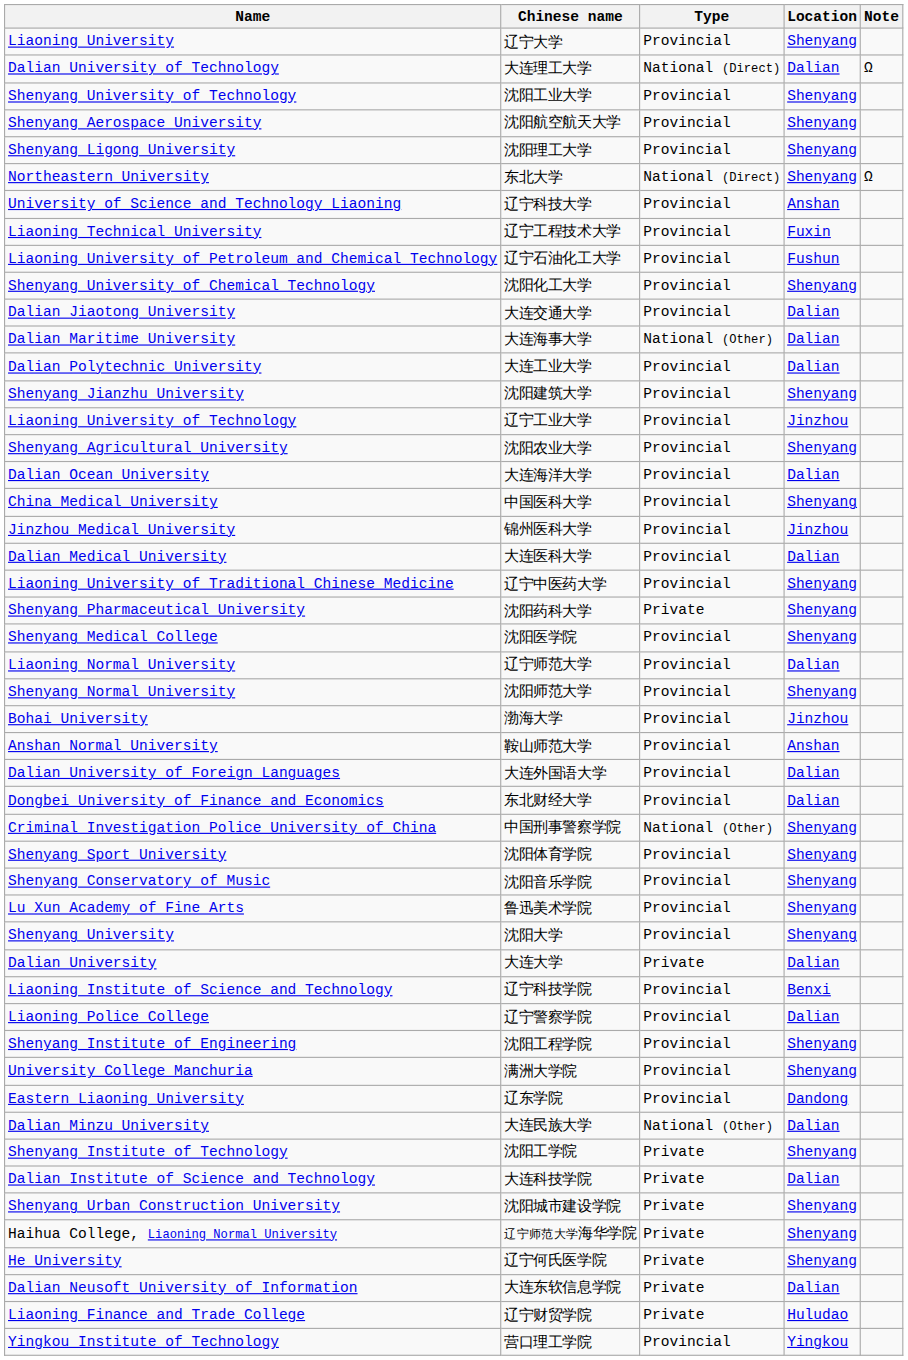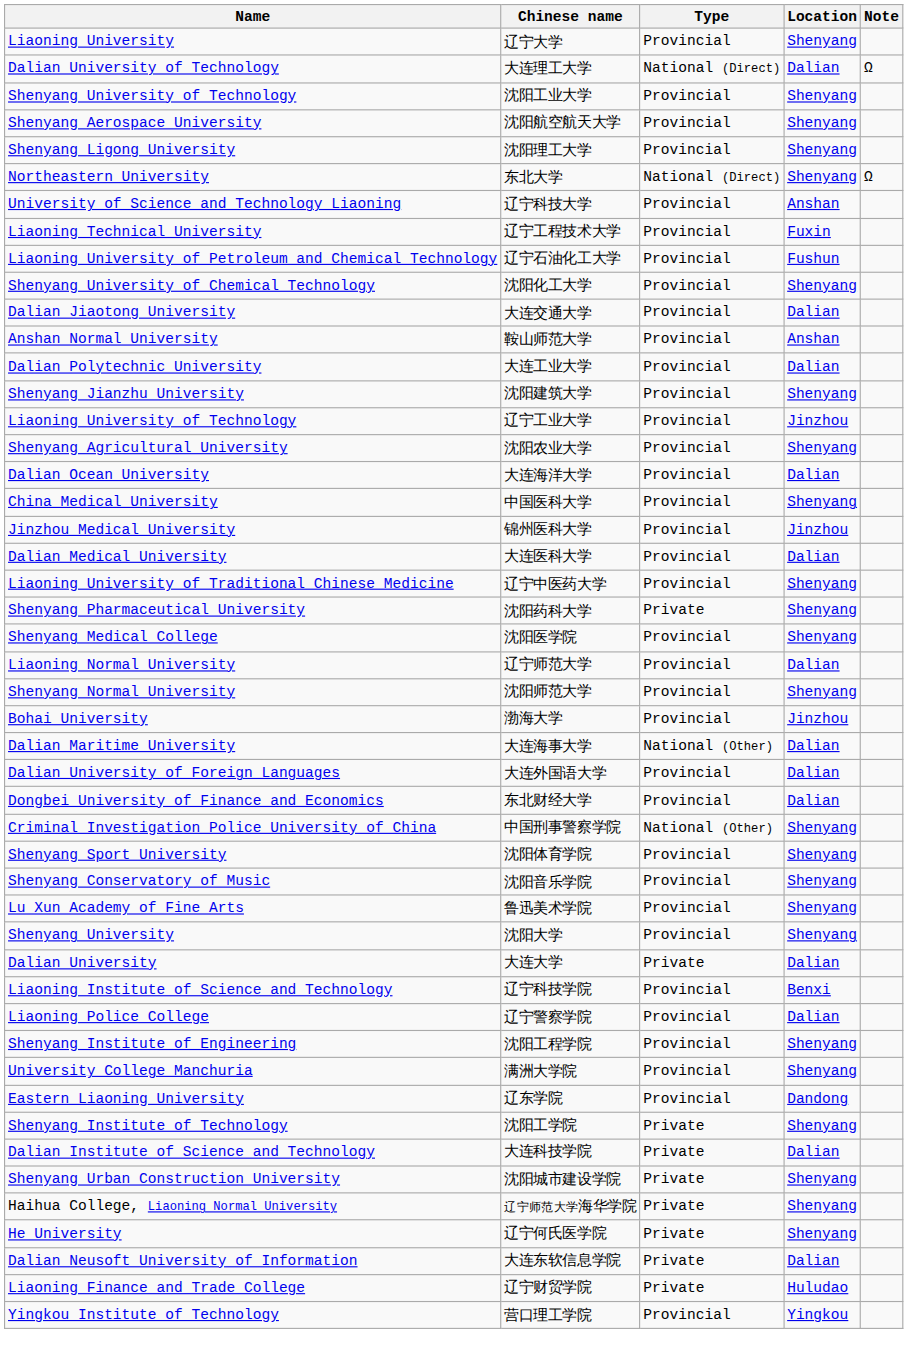rows swapped: (122, 340) <-> (113, 746)
- row: (109, 1125)
